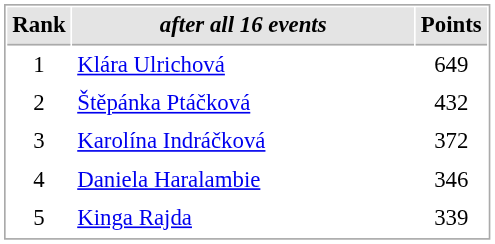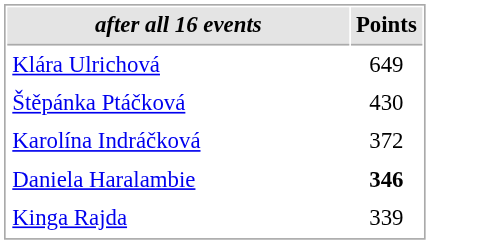- column: (39, 25)
(451, 103) 432 -> (386, 103) 430
(451, 179) normal -> (386, 179) bold
